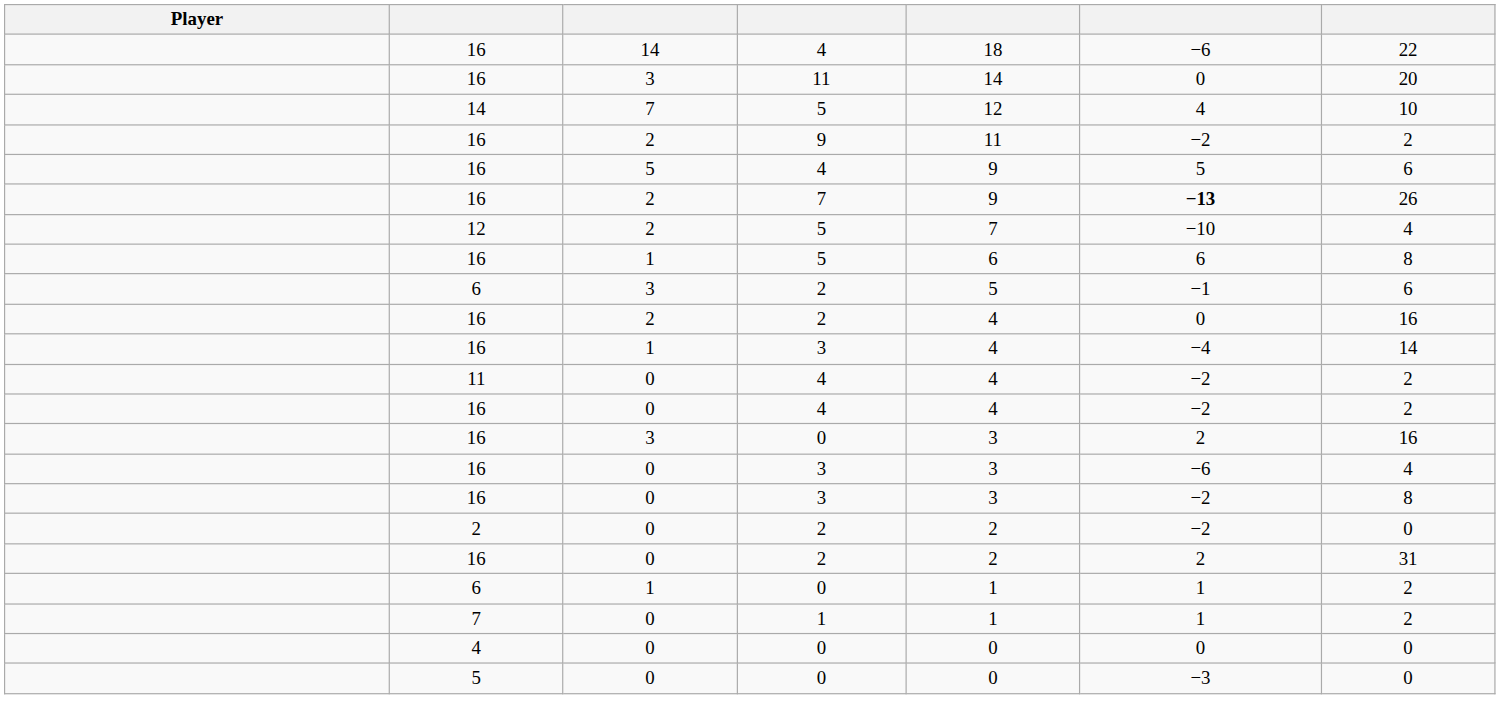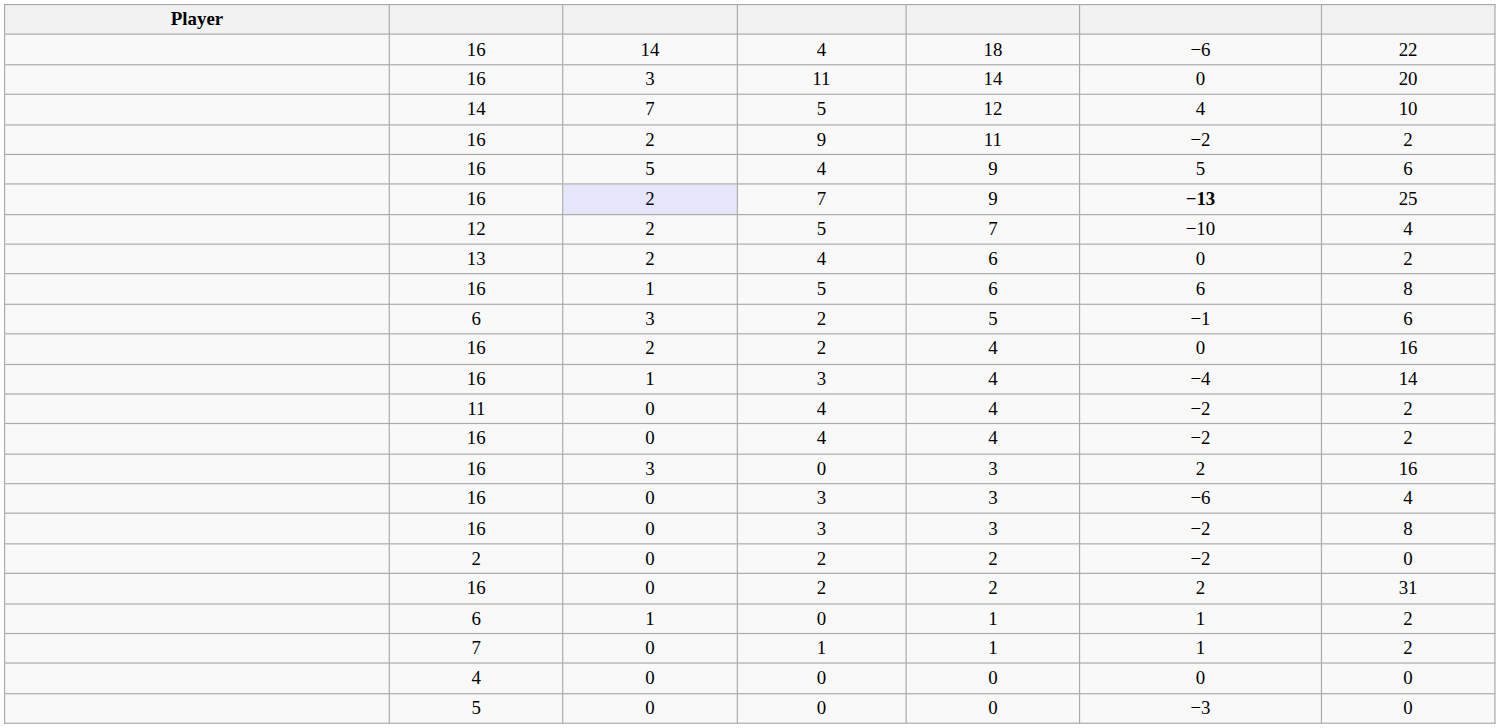(650, 199) no background -> (650, 199) lavender background
(1408, 199) 26 -> (1408, 199) 25
+ row: (476, 259)
